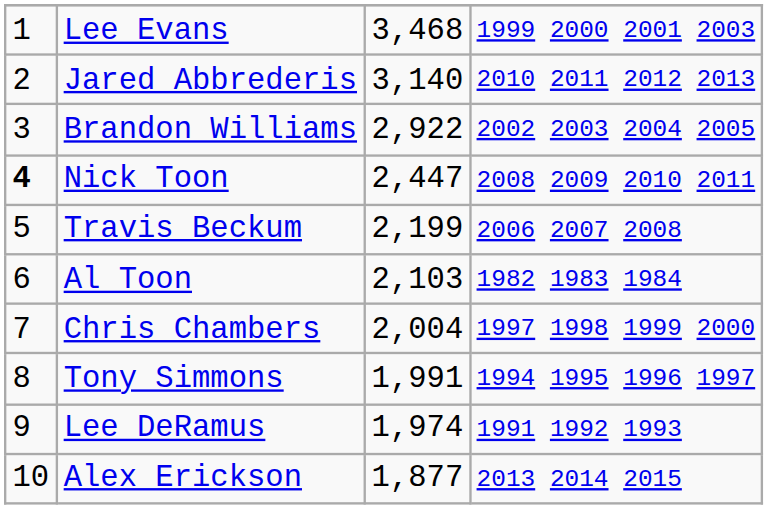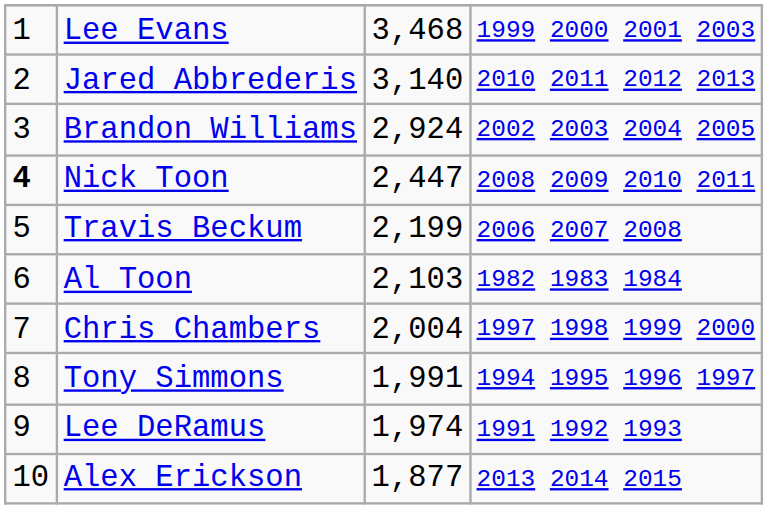(417, 130) 2,922 -> (417, 130) 2,924
